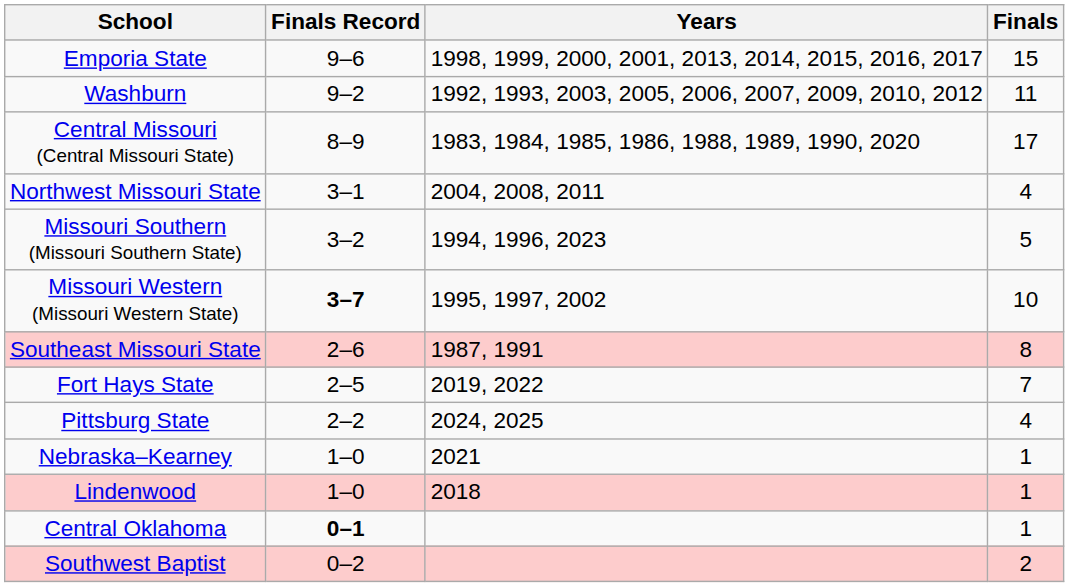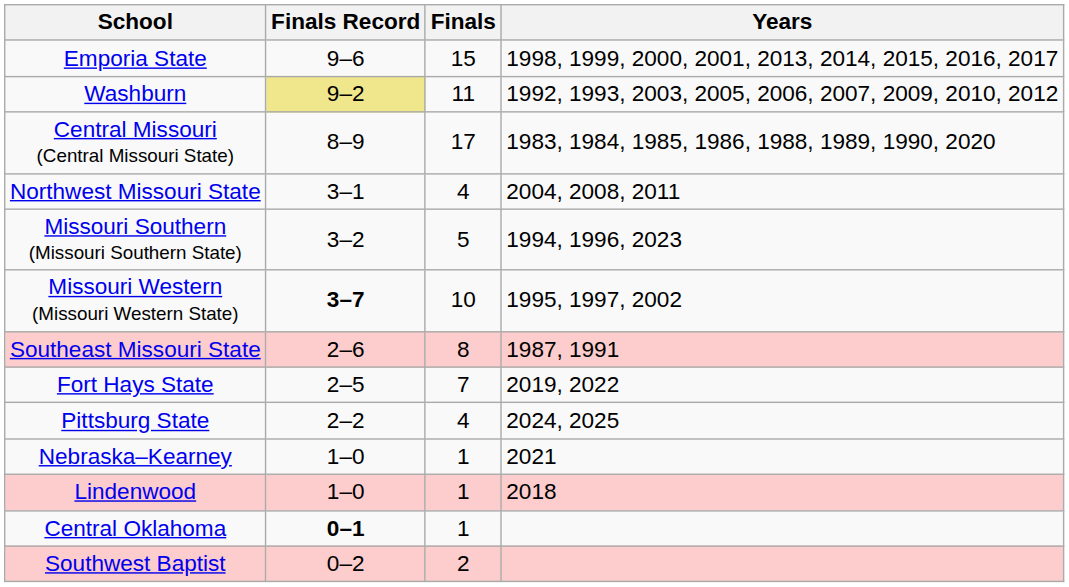columns swapped: (1026, 22) <-> (707, 22)
(346, 93) no background -> (346, 93) khaki background
